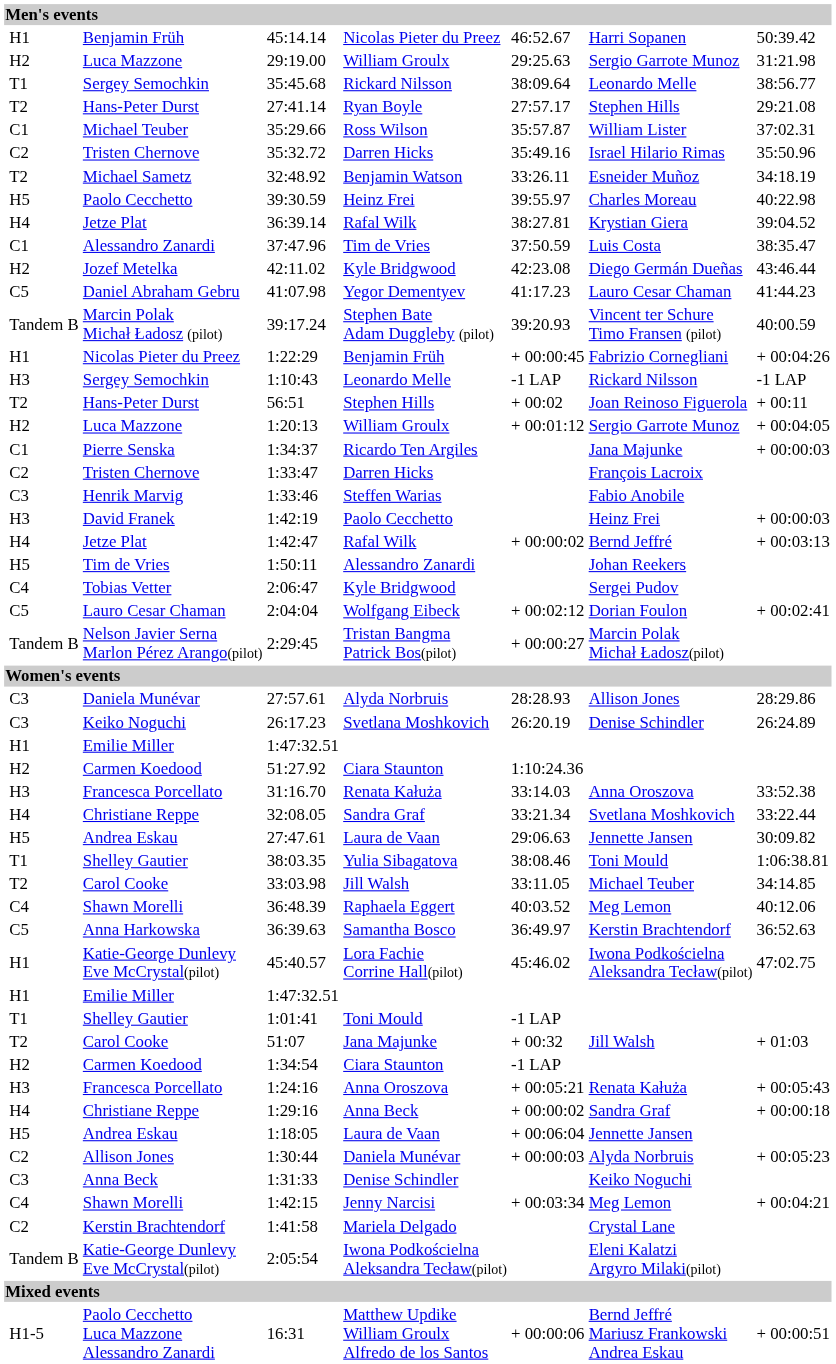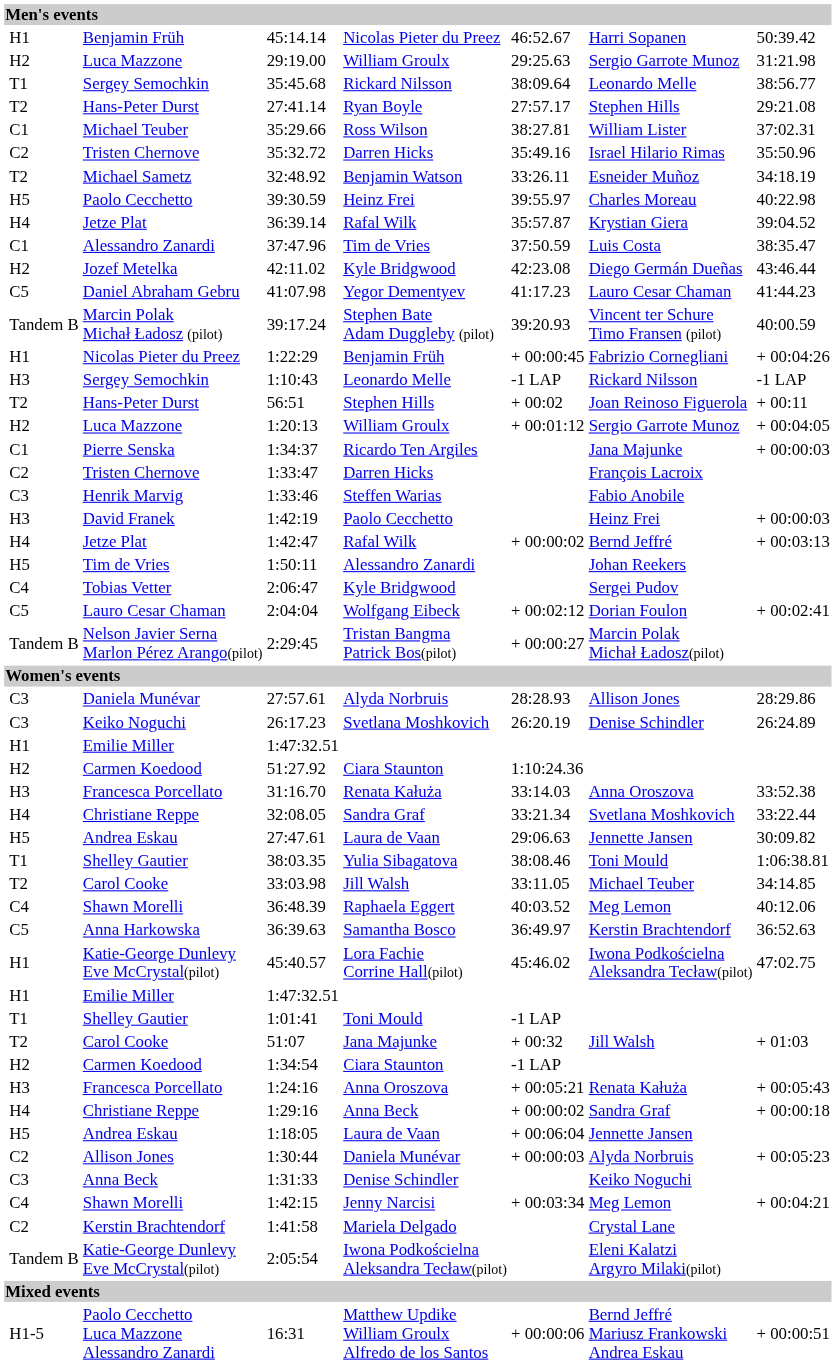(541, 130) 35:57.87 -> (541, 130) 38:27.81
(541, 222) 38:27.81 -> (541, 222) 35:57.87
